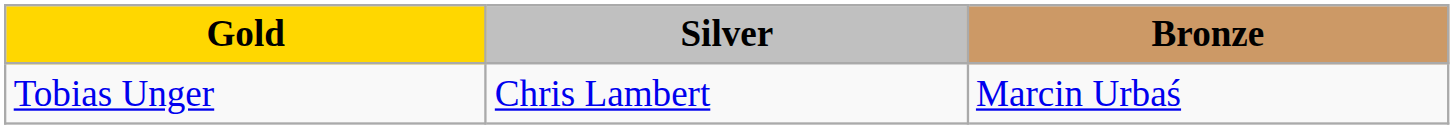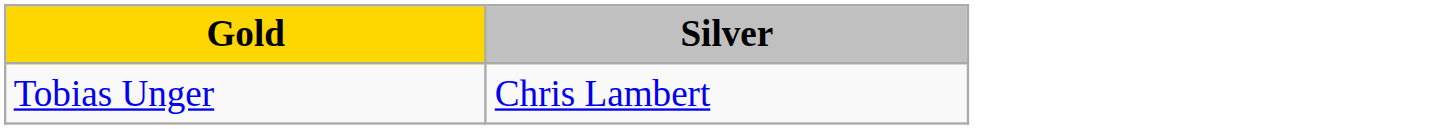- column: (1208, 33)
